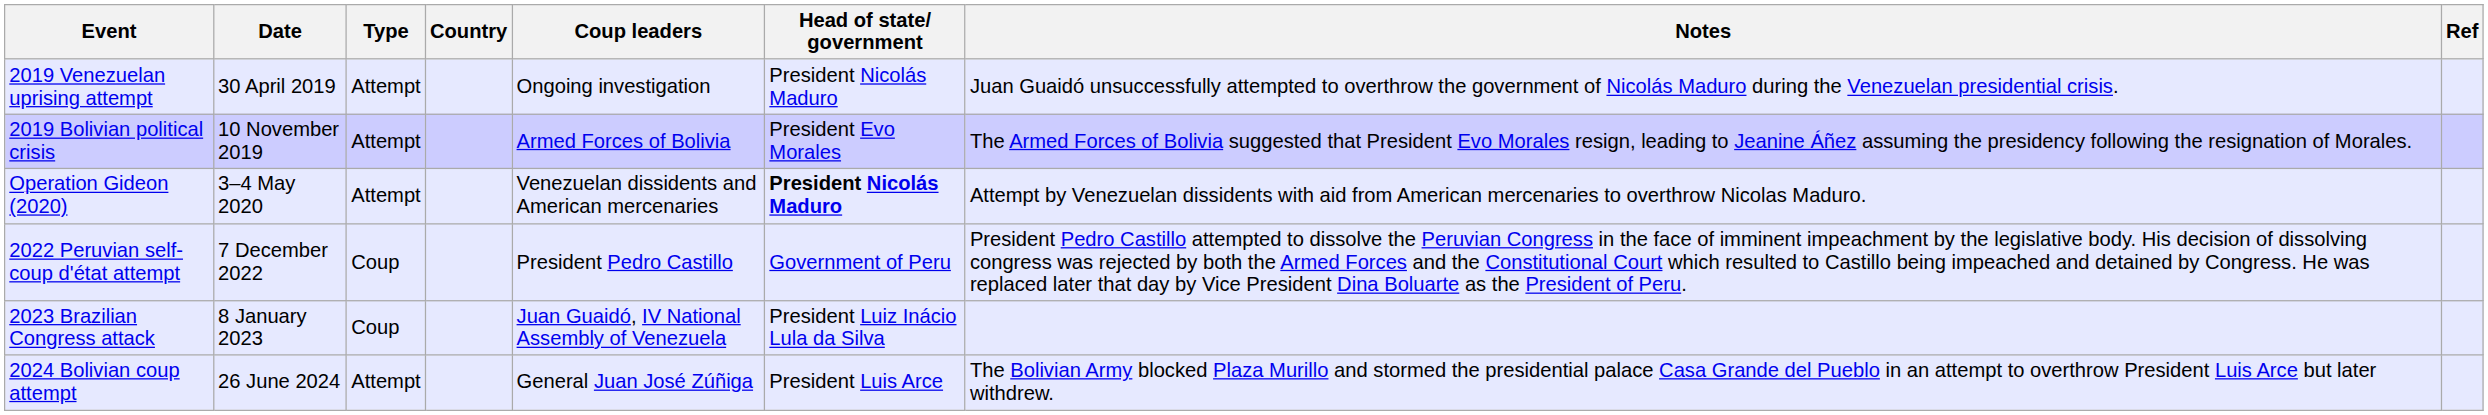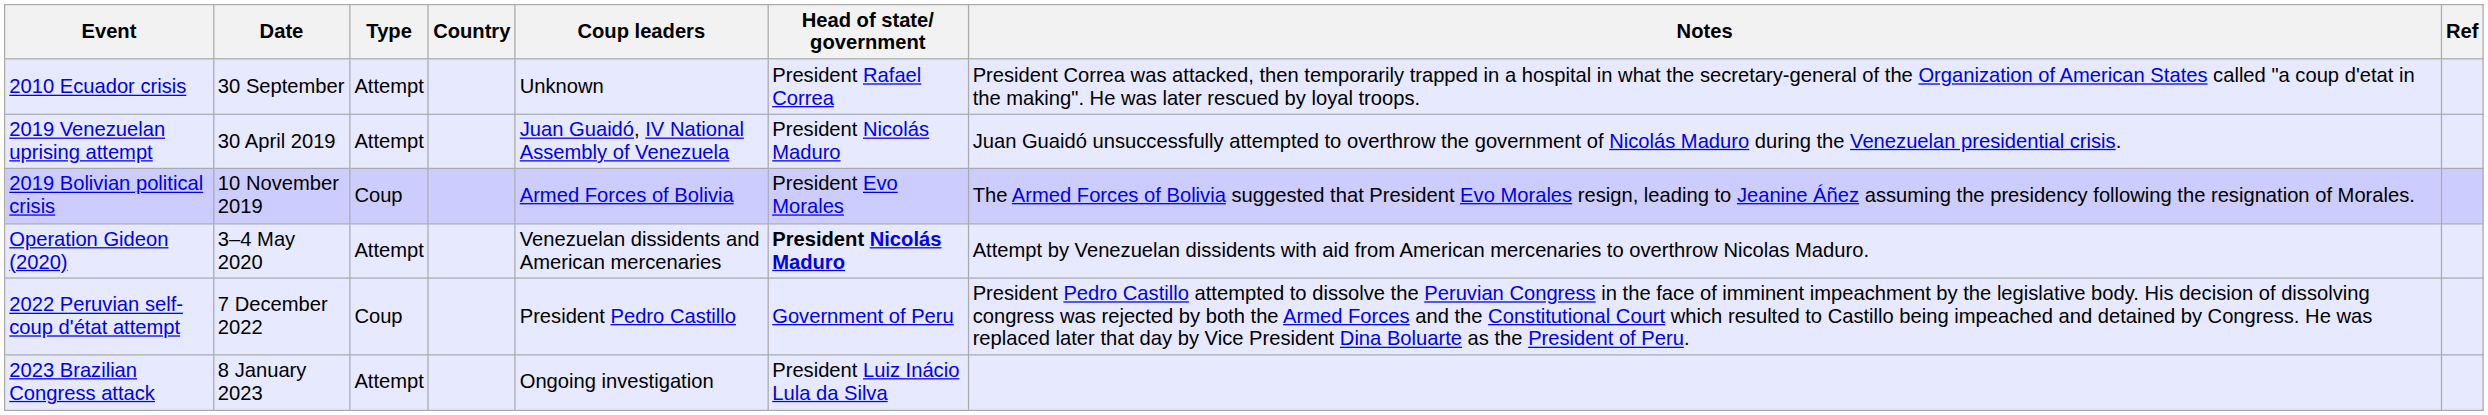+ row: (98, 86)
(614, 86) Ongoing investigation -> (632, 141) Juan Guaidó, IV National Assembly of Venezuela
(386, 141) Attempt -> (378, 195) Coup
(375, 327) Coup -> (389, 382) Attempt
(629, 327) Juan Guaidó, IV National Assembly of Venezuela -> (617, 382) Ongoing investigation
- row: (94, 382)
